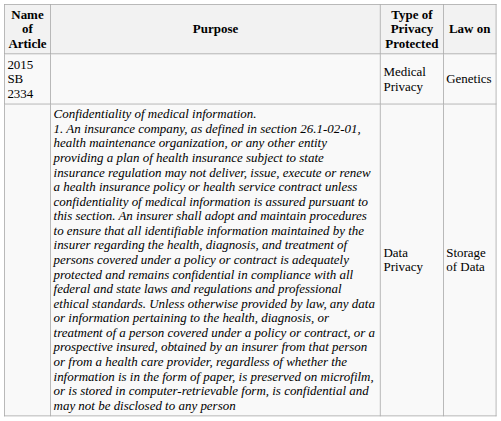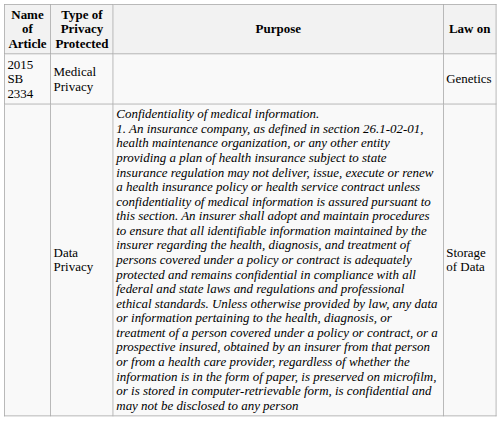columns swapped: (216, 29) <-> (412, 29)
